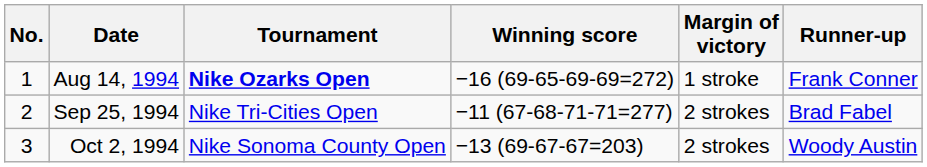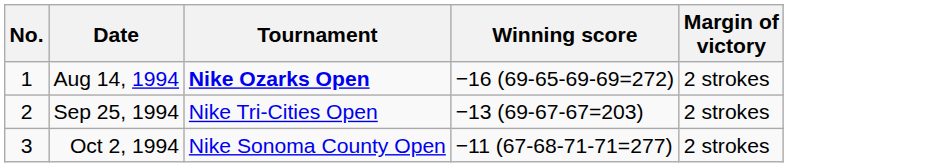- column: (853, 33)
(721, 79) 1 stroke -> (727, 79) 2 strokes
(564, 112) −11 (67-68-71-71=277) -> (550, 112) −13 (69-67-67=203)
(550, 146) −13 (69-67-67=203) -> (564, 146) −11 (67-68-71-71=277)
